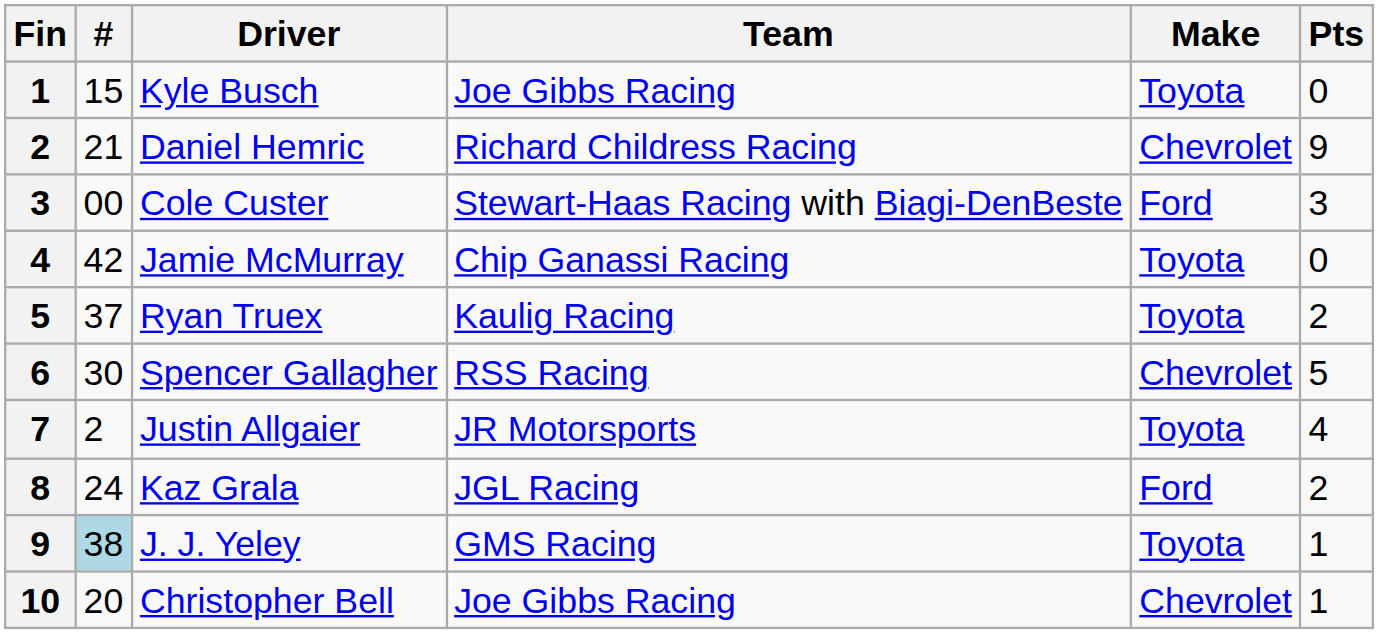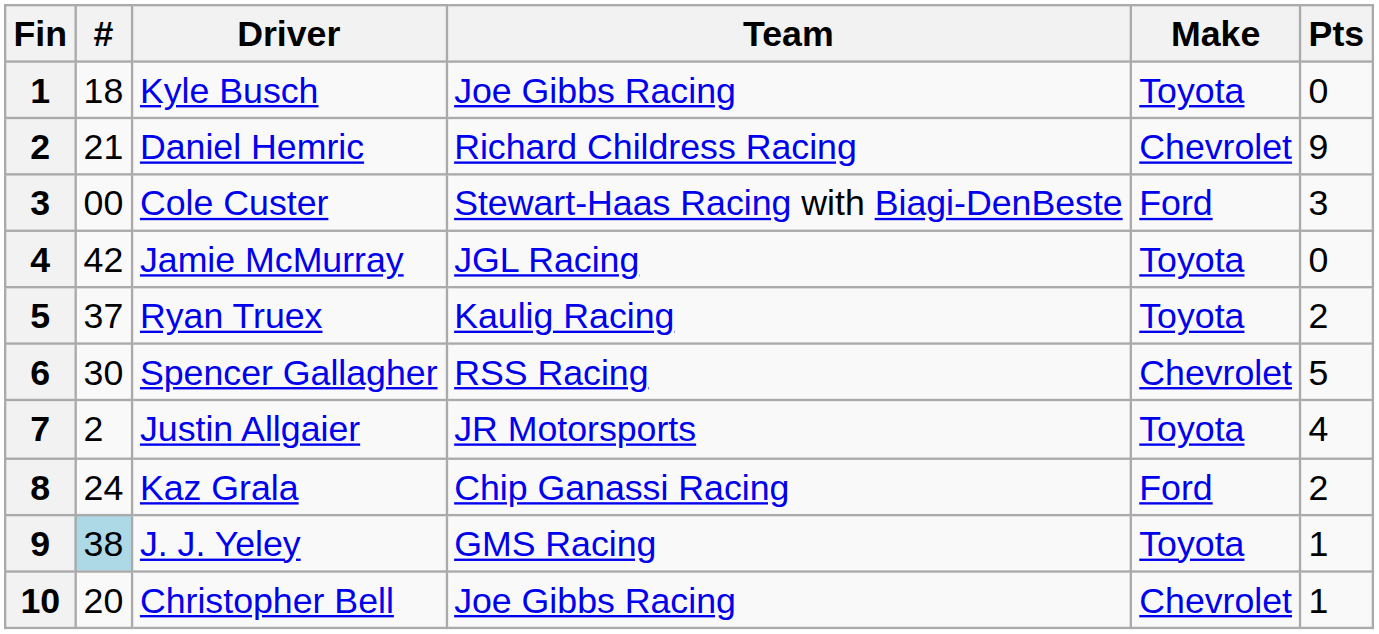(103, 90) 15 -> (103, 90) 18
(622, 260) Chip Ganassi Racing -> (547, 260) JGL Racing
(547, 486) JGL Racing -> (622, 486) Chip Ganassi Racing
